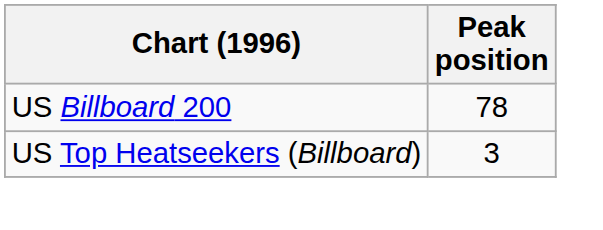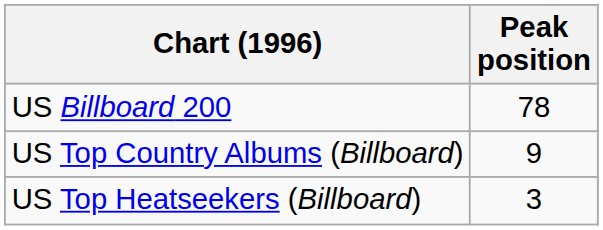+ row: (238, 153)
